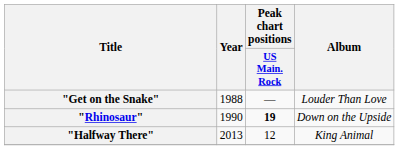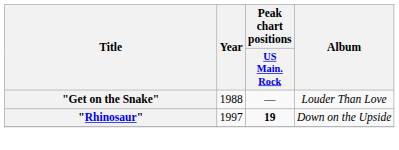(231, 117) 1990 -> (231, 117) 1997
- row: (111, 135)
